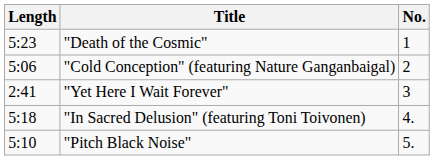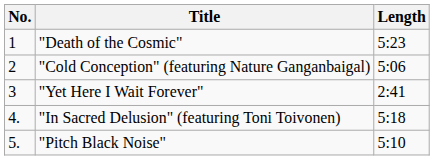columns swapped: (414, 17) <-> (32, 17)
